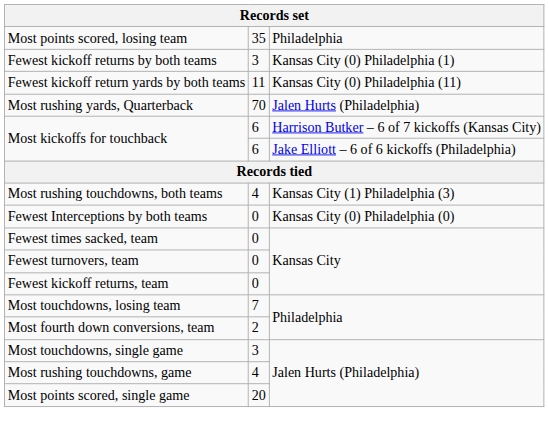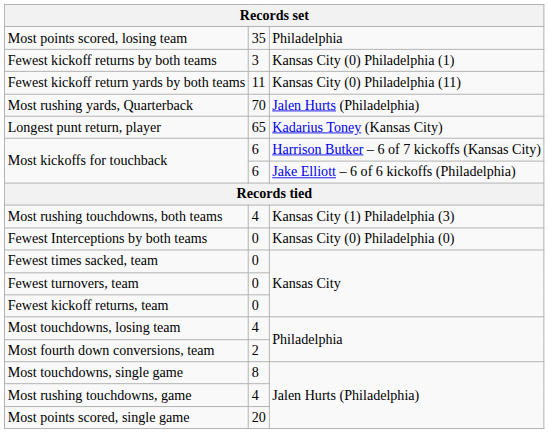+ row: (84, 127)
(255, 305) 7 -> (255, 328) 4
(255, 350) 3 -> (255, 372) 8
